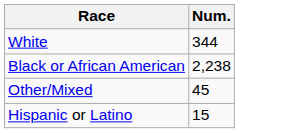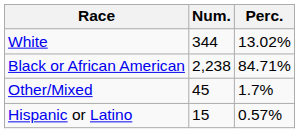+ column: (264, 16)
